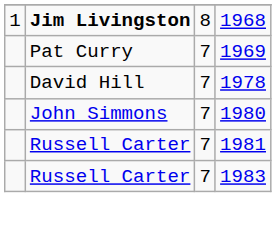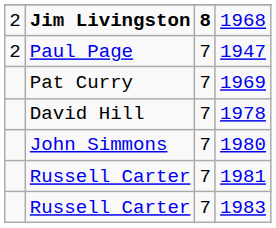(15, 20) 1 -> (15, 20) 2
(205, 20) normal -> (205, 20) bold
+ row: (243, 51)
